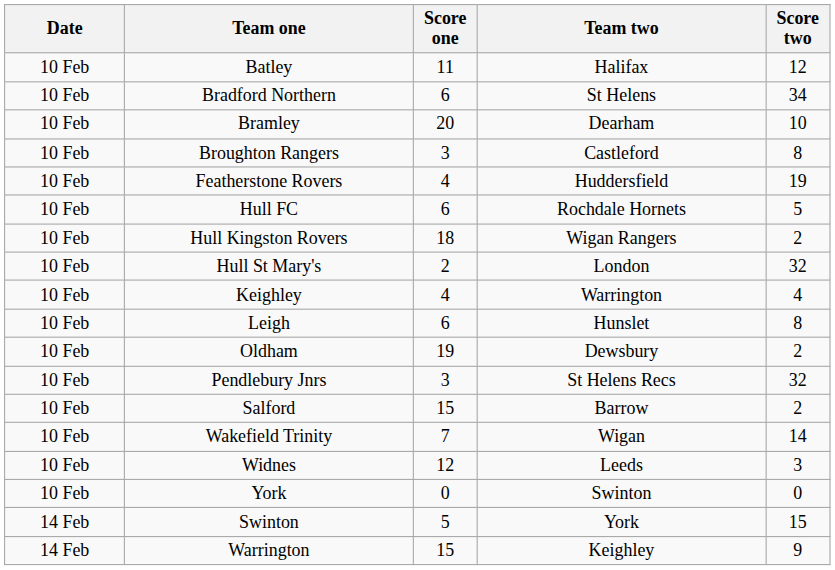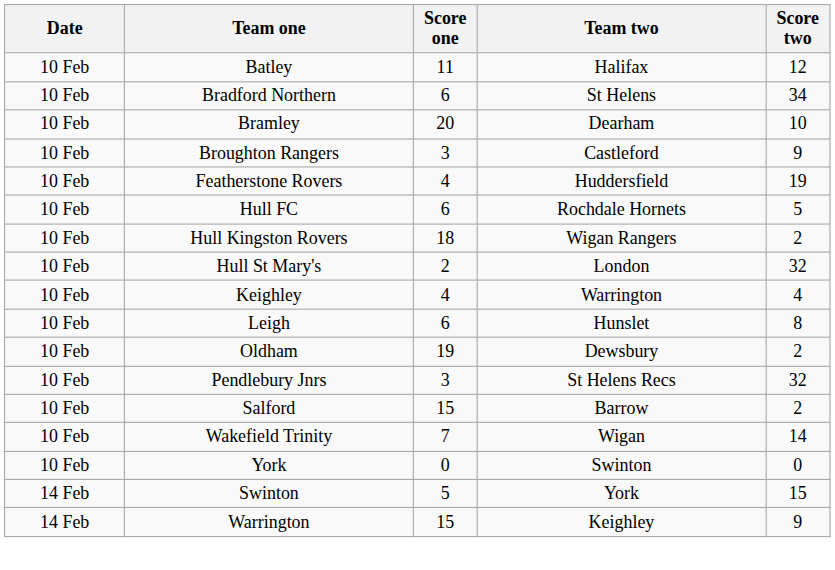(798, 152) 8 -> (798, 152) 9
- row: (269, 465)
